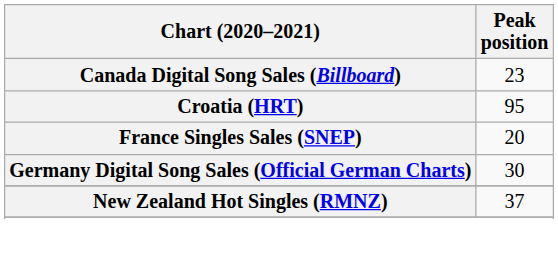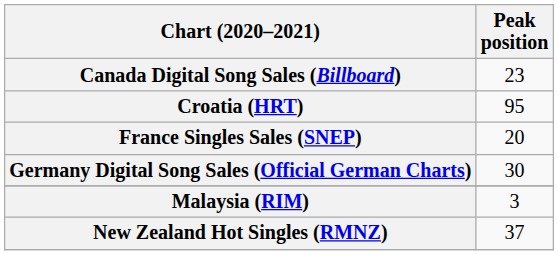+ row: (240, 201)
